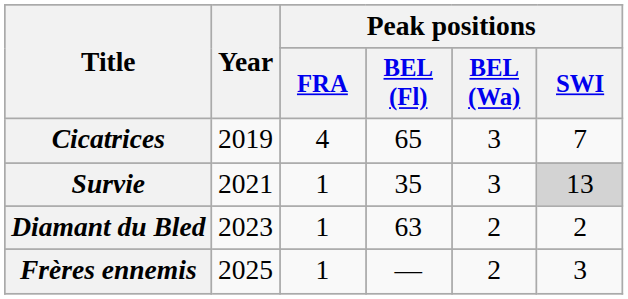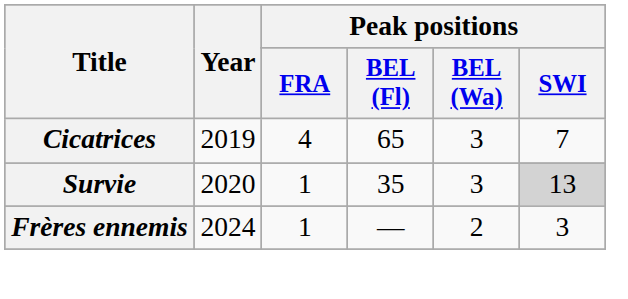(246, 183) 2021 -> (228, 183) 2020
- row: (108, 227)
(246, 270) 2025 -> (228, 227) 2024
